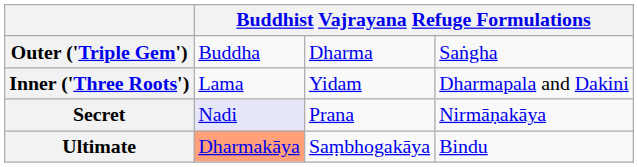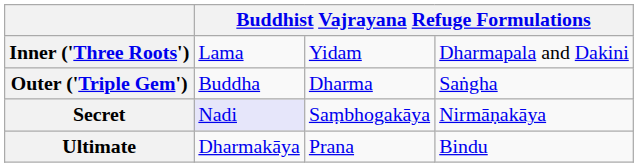rows swapped: (99, 51) <-> (99, 83)
(331, 114) Prana -> (369, 114) Saṃbhogakāya
(249, 146) lightsalmon background -> (249, 146) no background
(369, 146) Saṃbhogakāya -> (331, 146) Prana
